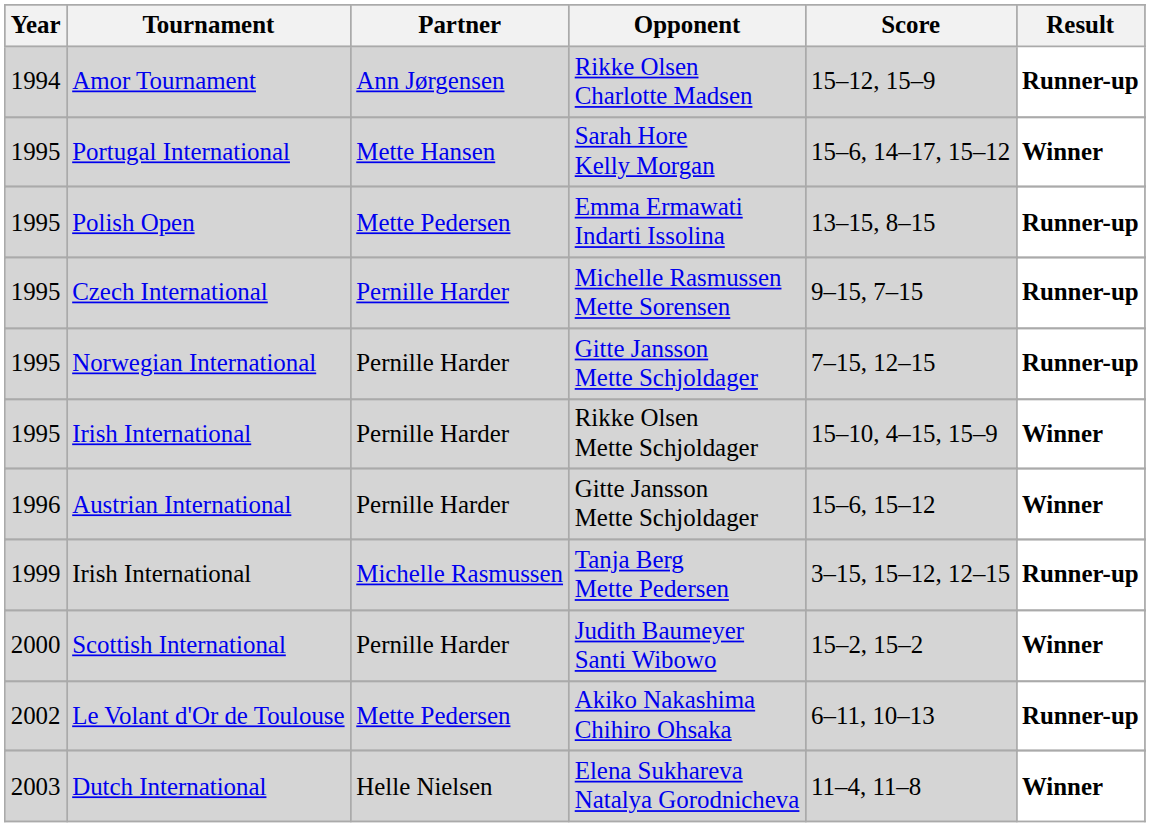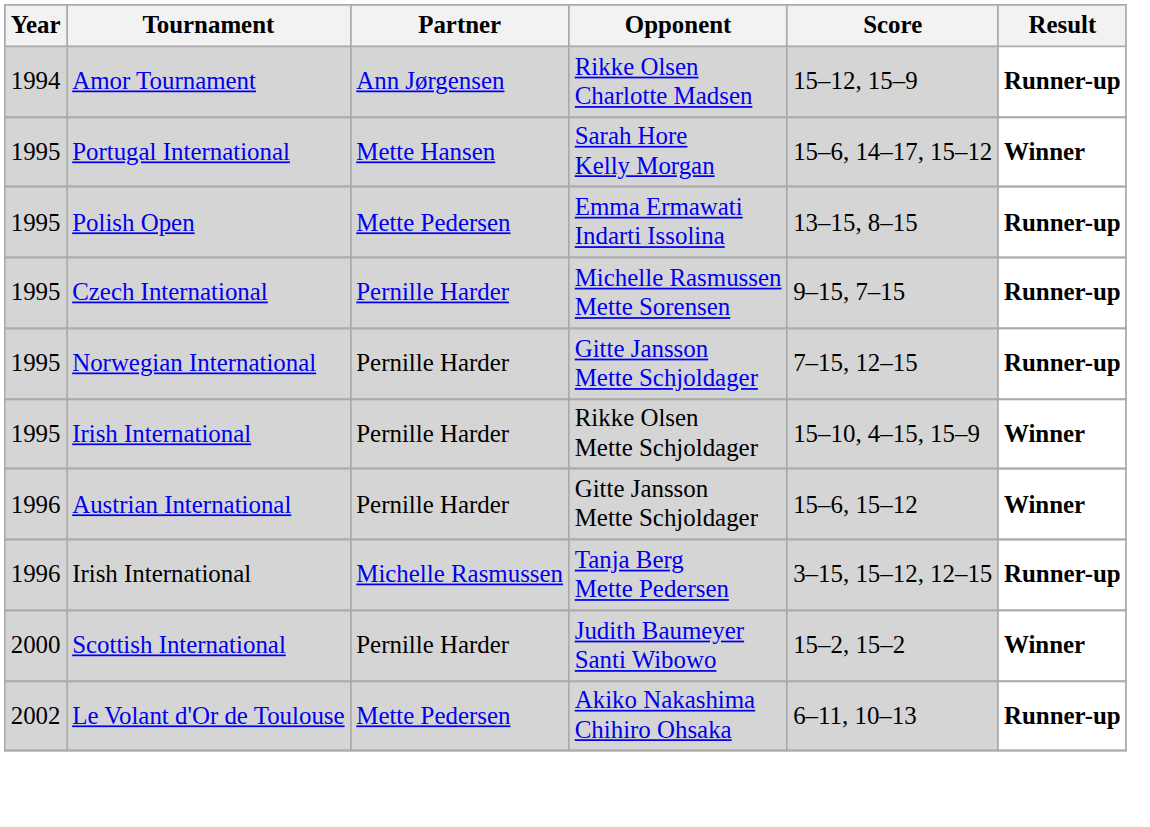(36, 574) 1999 -> (36, 574) 1996
- row: (169, 786)
